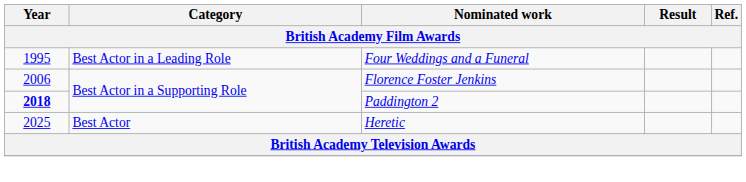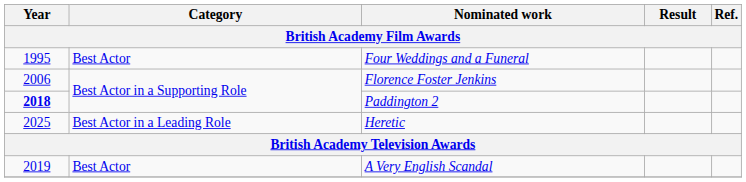(152, 58) Best Actor in a Leading Role -> (101, 58) Best Actor
(101, 123) Best Actor -> (152, 123) Best Actor in a Leading Role
+ row: (429, 166)
